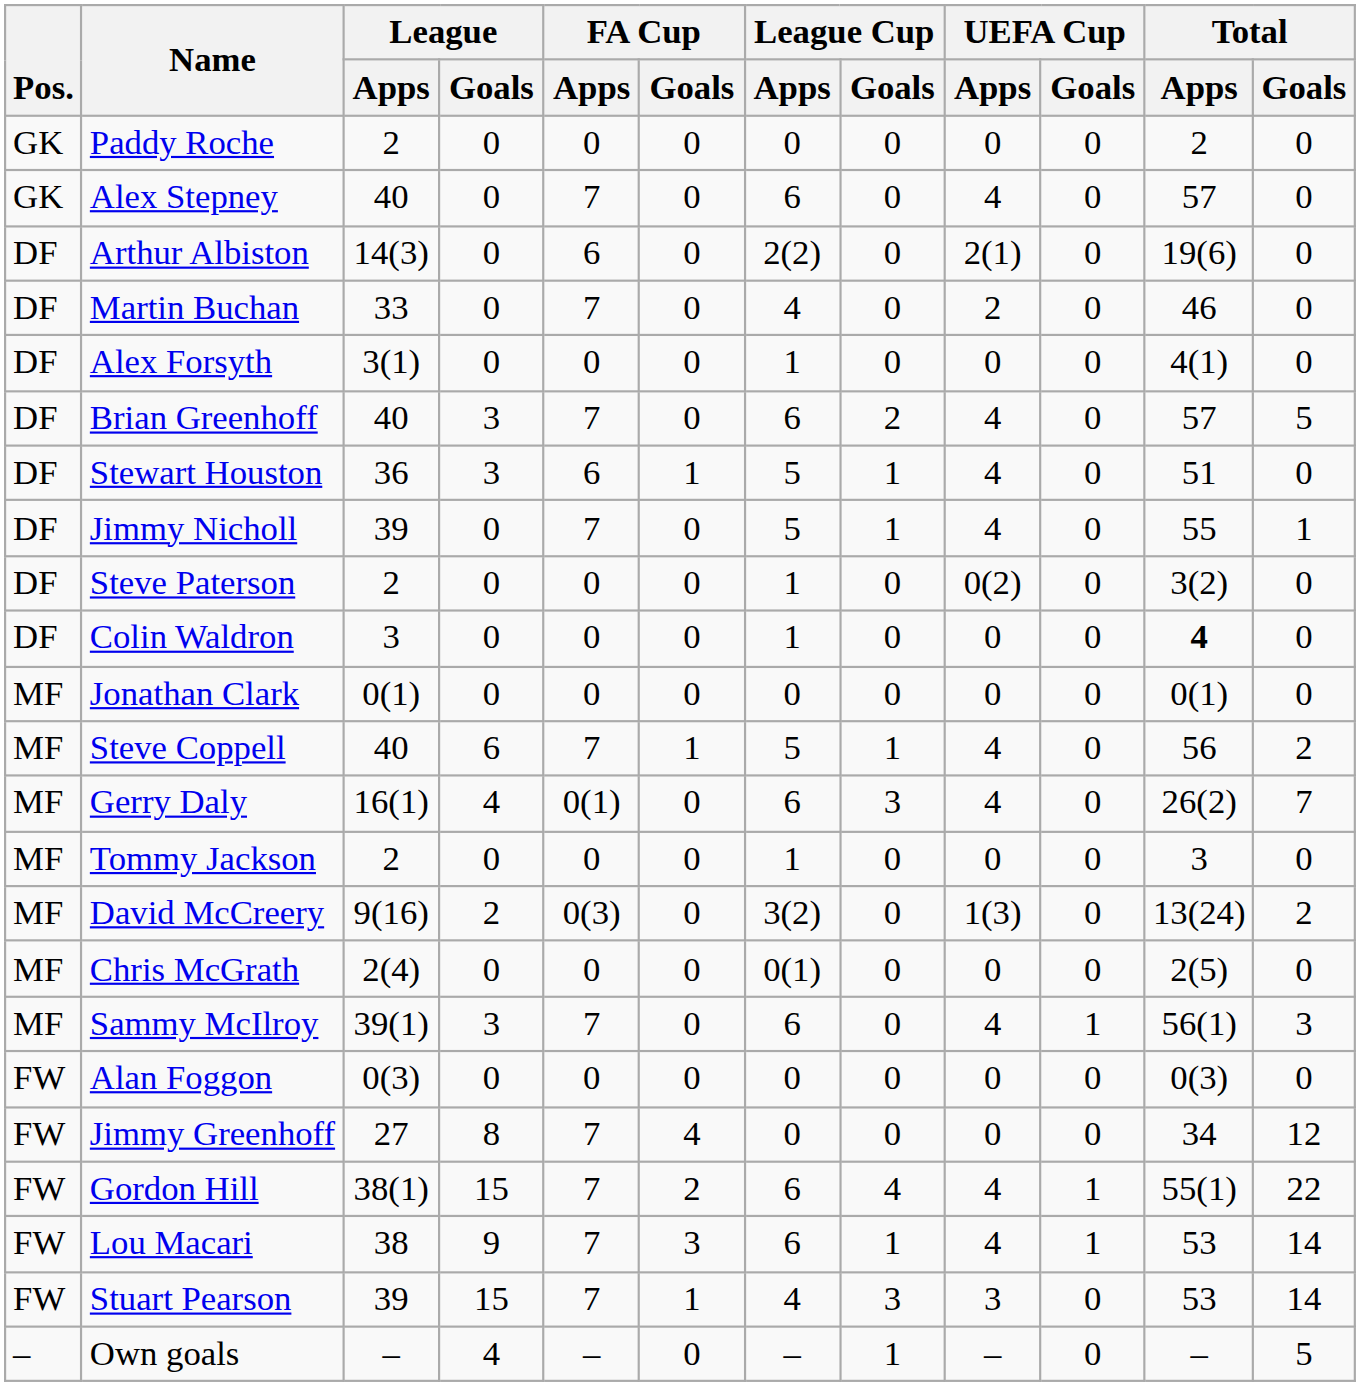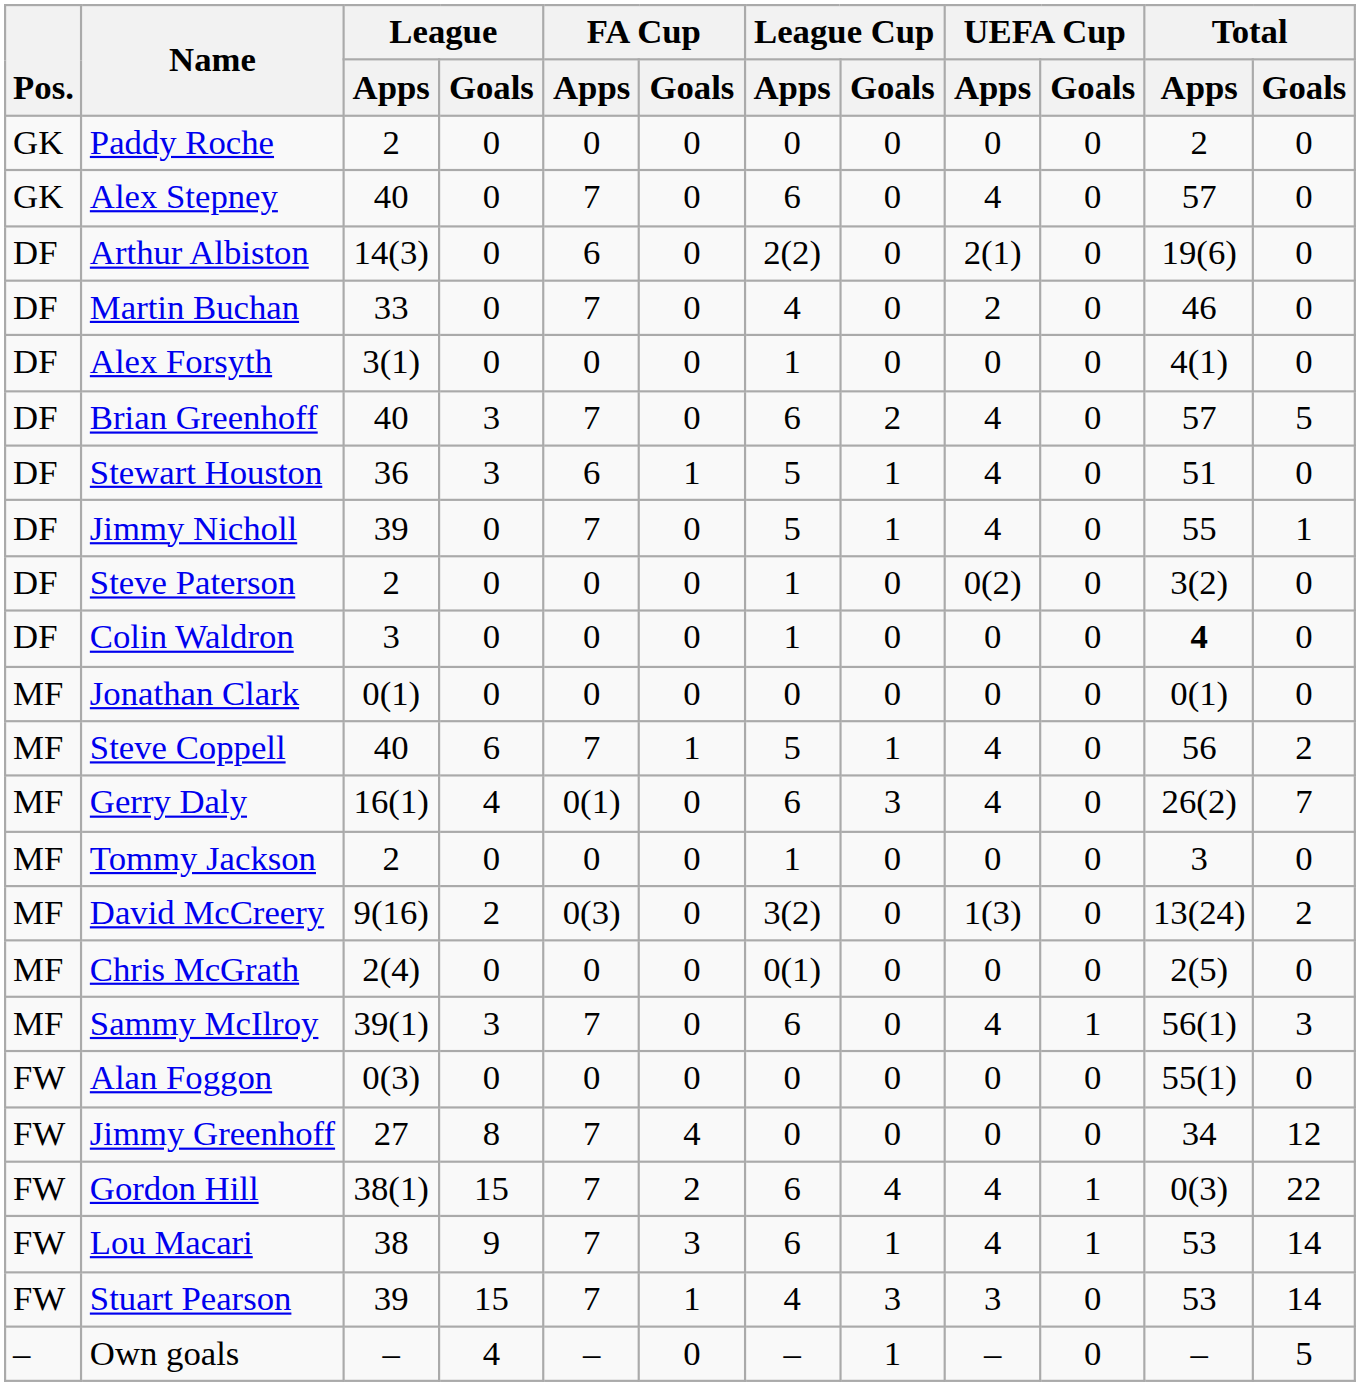(1199, 1078) 0(3) -> (1199, 1078) 55(1)
(1199, 1188) 55(1) -> (1199, 1188) 0(3)
